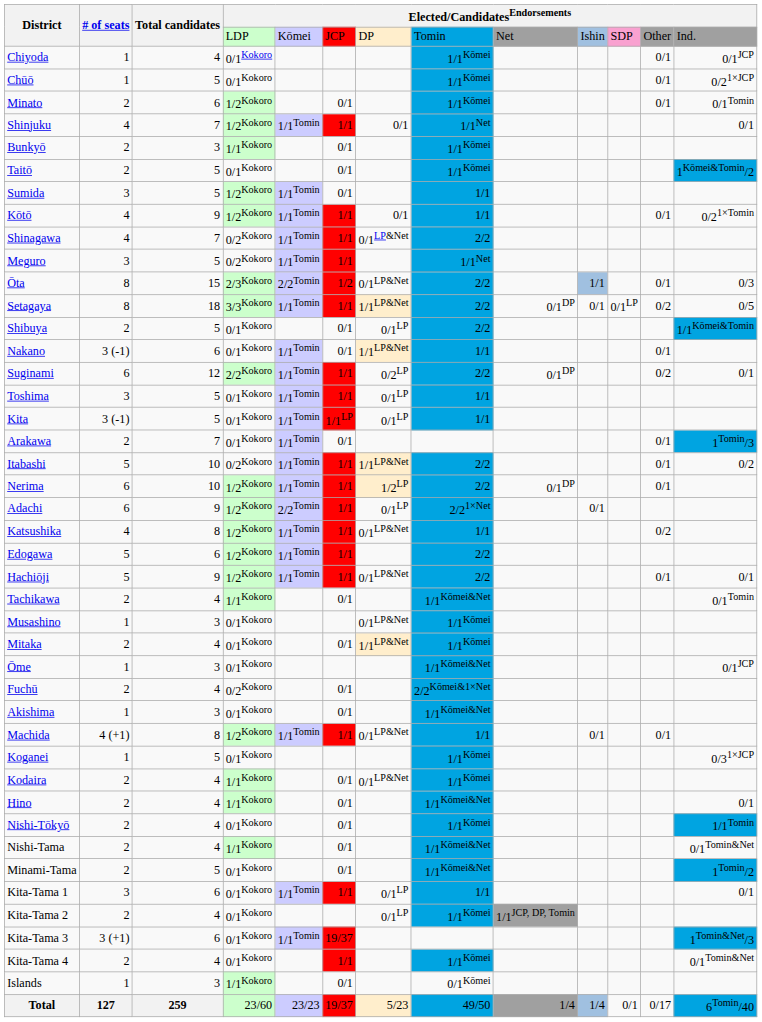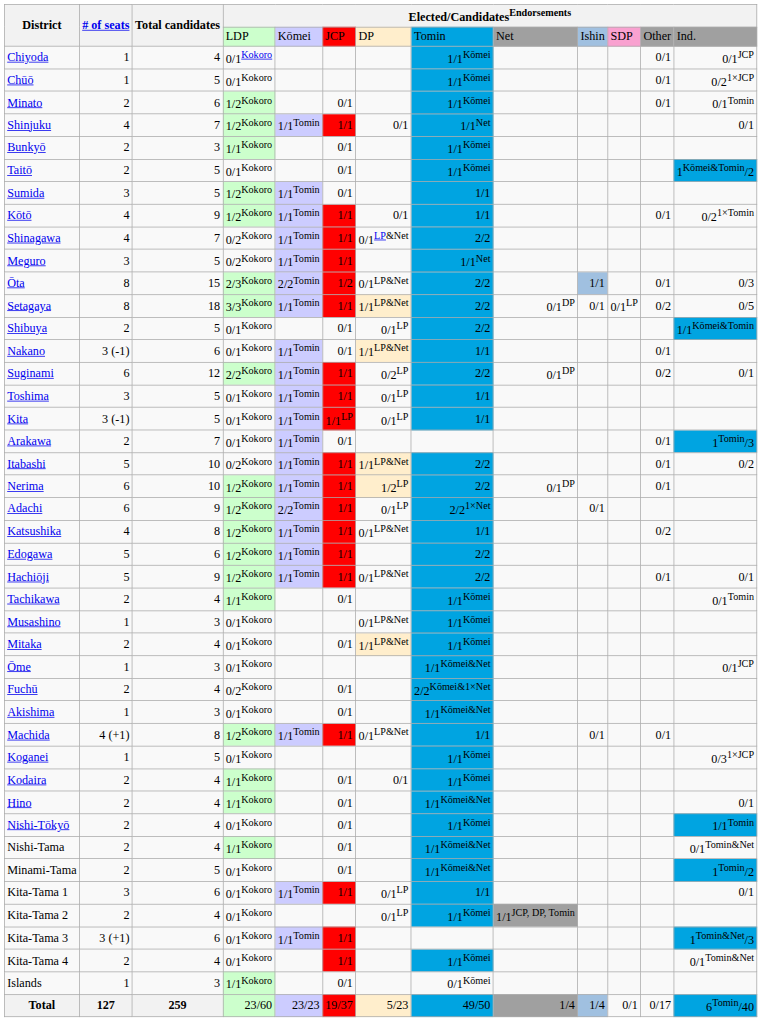(458, 599) 1/1Kōmei&Net -> (469, 599) 1/1Kōmei
(384, 780) 0/1LP&Net -> (401, 780) 0/1
(339, 938) 19/37 -> (345, 938) 1/1
